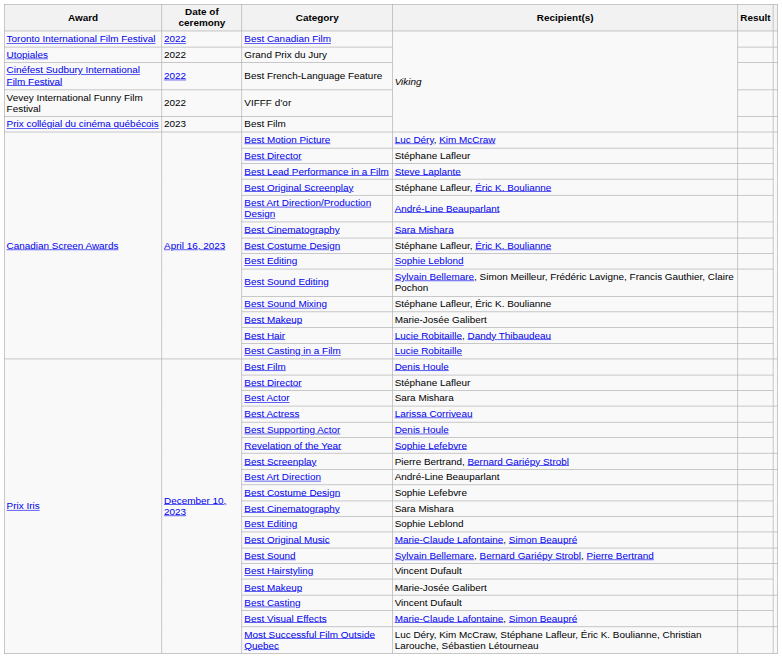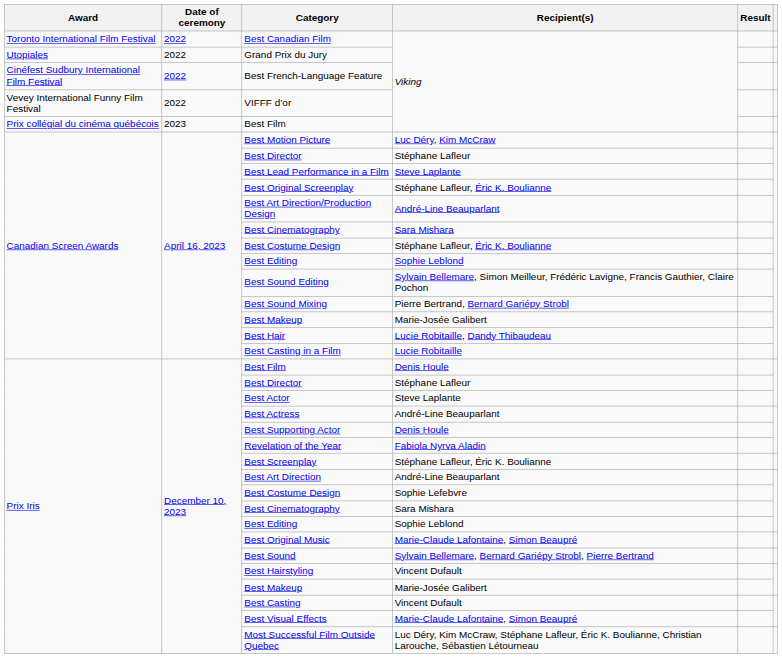(473, 304) Stéphane Lafleur, Éric K. Boulianne -> (482, 304) Pierre Bertrand, Bernard Gariépy Strobl
(424, 398) Sara Mishara -> (428, 398) Steve Laplante
(434, 414) Larissa Corriveau -> (447, 414) André-Line Beauparlant
(431, 445) Sophie Lefebvre -> (440, 445) Fabiola Nyrva Aladin
(482, 461) Pierre Bertrand, Bernard Gariépy Strobl -> (473, 461) Stéphane Lafleur, Éric K. Boulianne
